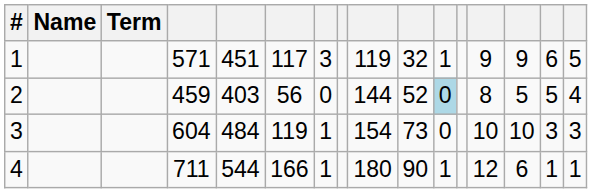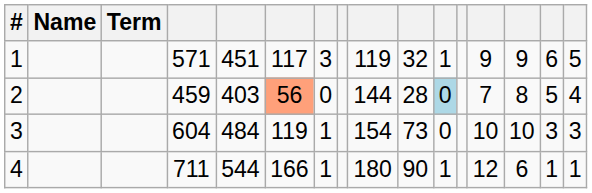(289, 95) no background -> (289, 95) lightsalmon background
(415, 95) 52 -> (415, 95) 28
(486, 95) 8 -> (486, 95) 7
(522, 95) 5 -> (522, 95) 8
